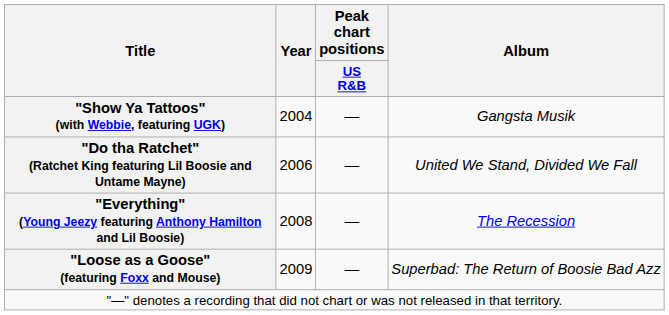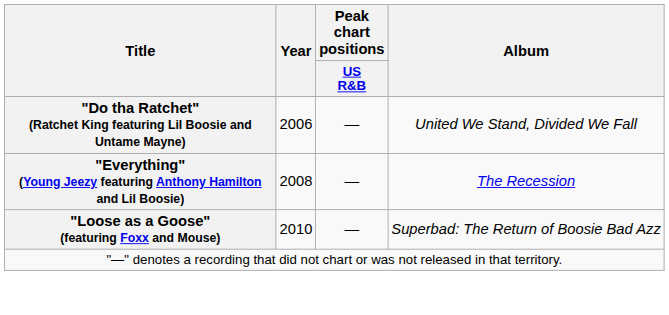- row: (140, 116)
(296, 269) 2009 -> (296, 229) 2010
